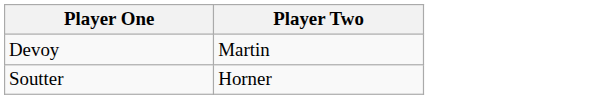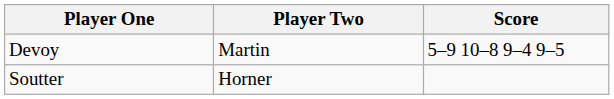+ column: (516, 19)
